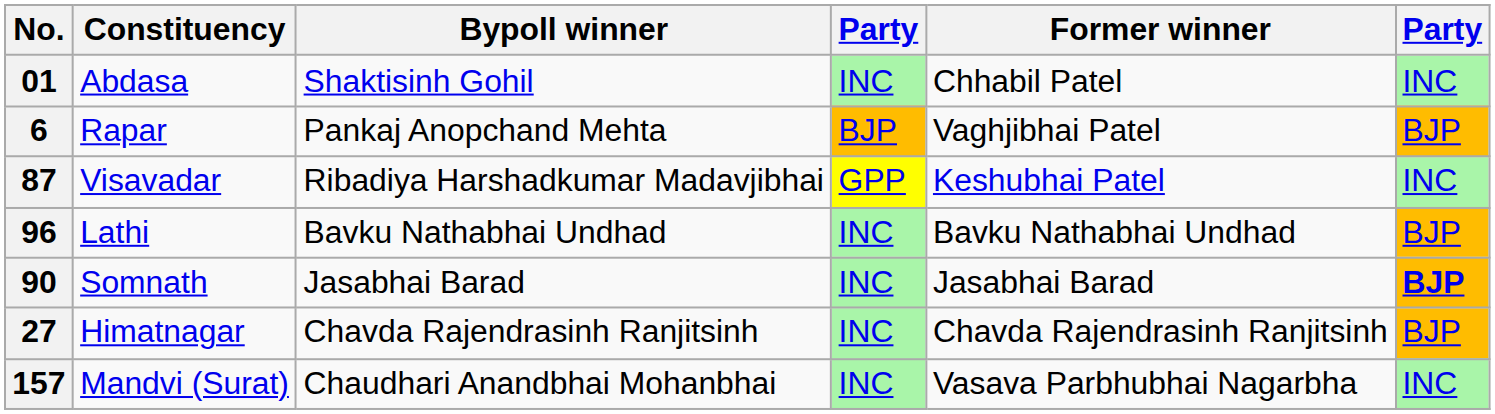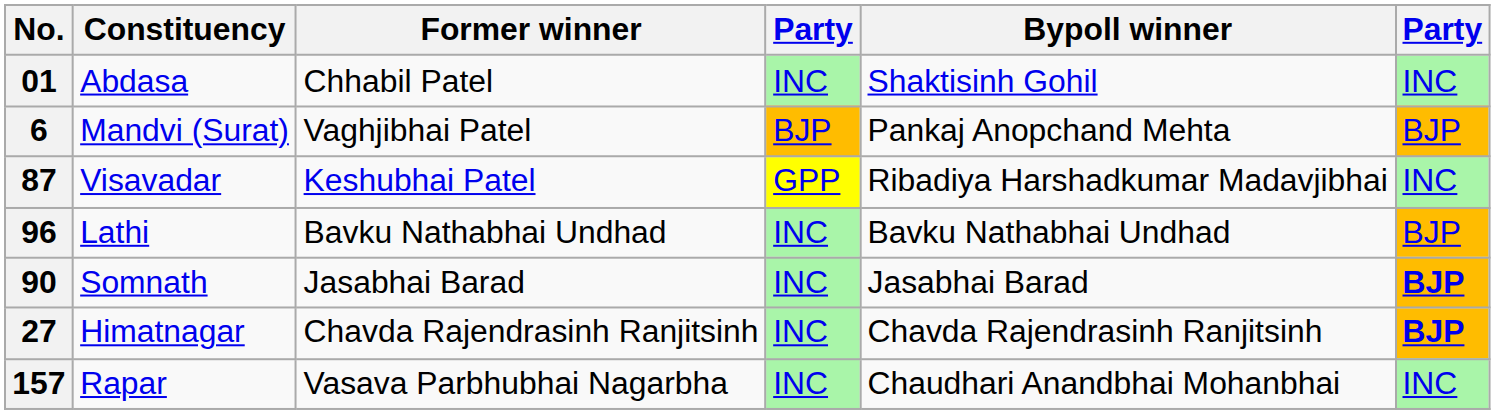columns swapped: (1160, 29) <-> (564, 29)
(124, 130) Rapar -> (185, 130) Mandvi (Surat)
(1432, 332) normal -> (1433, 332) bold
(185, 383) Mandvi (Surat) -> (124, 383) Rapar
